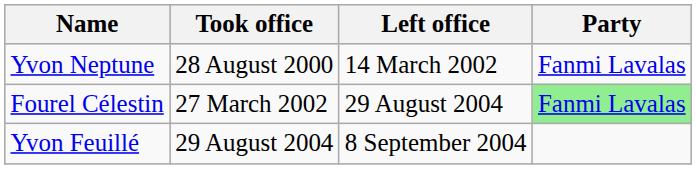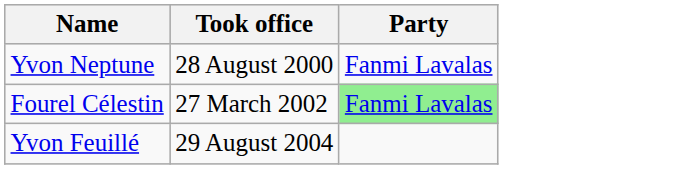- column: (436, 24)
